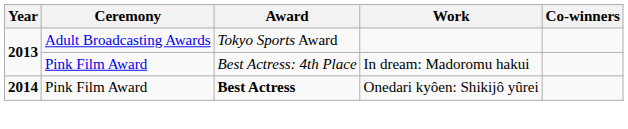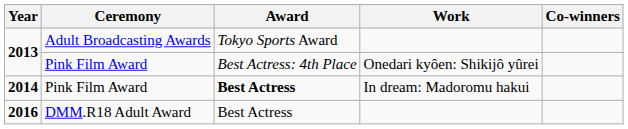(447, 64) In dream: Madoromu hakui -> (451, 64) Onedari kyôen: Shikijô yûrei
(451, 87) Onedari kyôen: Shikijô yûrei -> (447, 87) In dream: Madoromu hakui
+ row: (23, 111)
